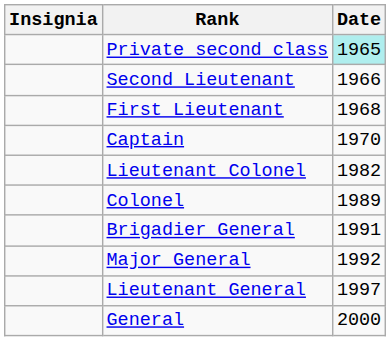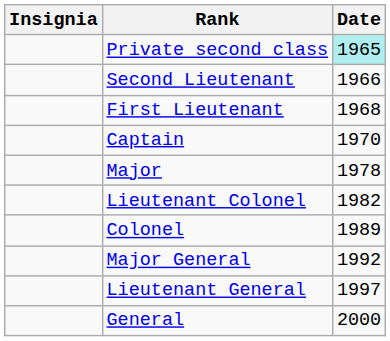+ row: (134, 170)
- row: (201, 230)
